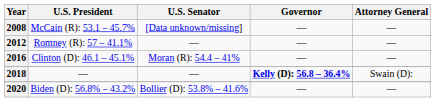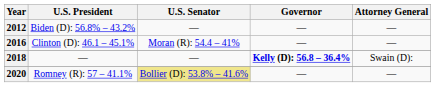- row: (16, 27)
(83, 43) Romney (R): 57 – 41.1% -> (83, 27) Biden (D): 56.8% – 43.2%
(83, 89) Biden (D): 56.8% – 43.2% -> (83, 74) Romney (R): 57 – 41.1%
(194, 89) no background -> (194, 74) khaki background
